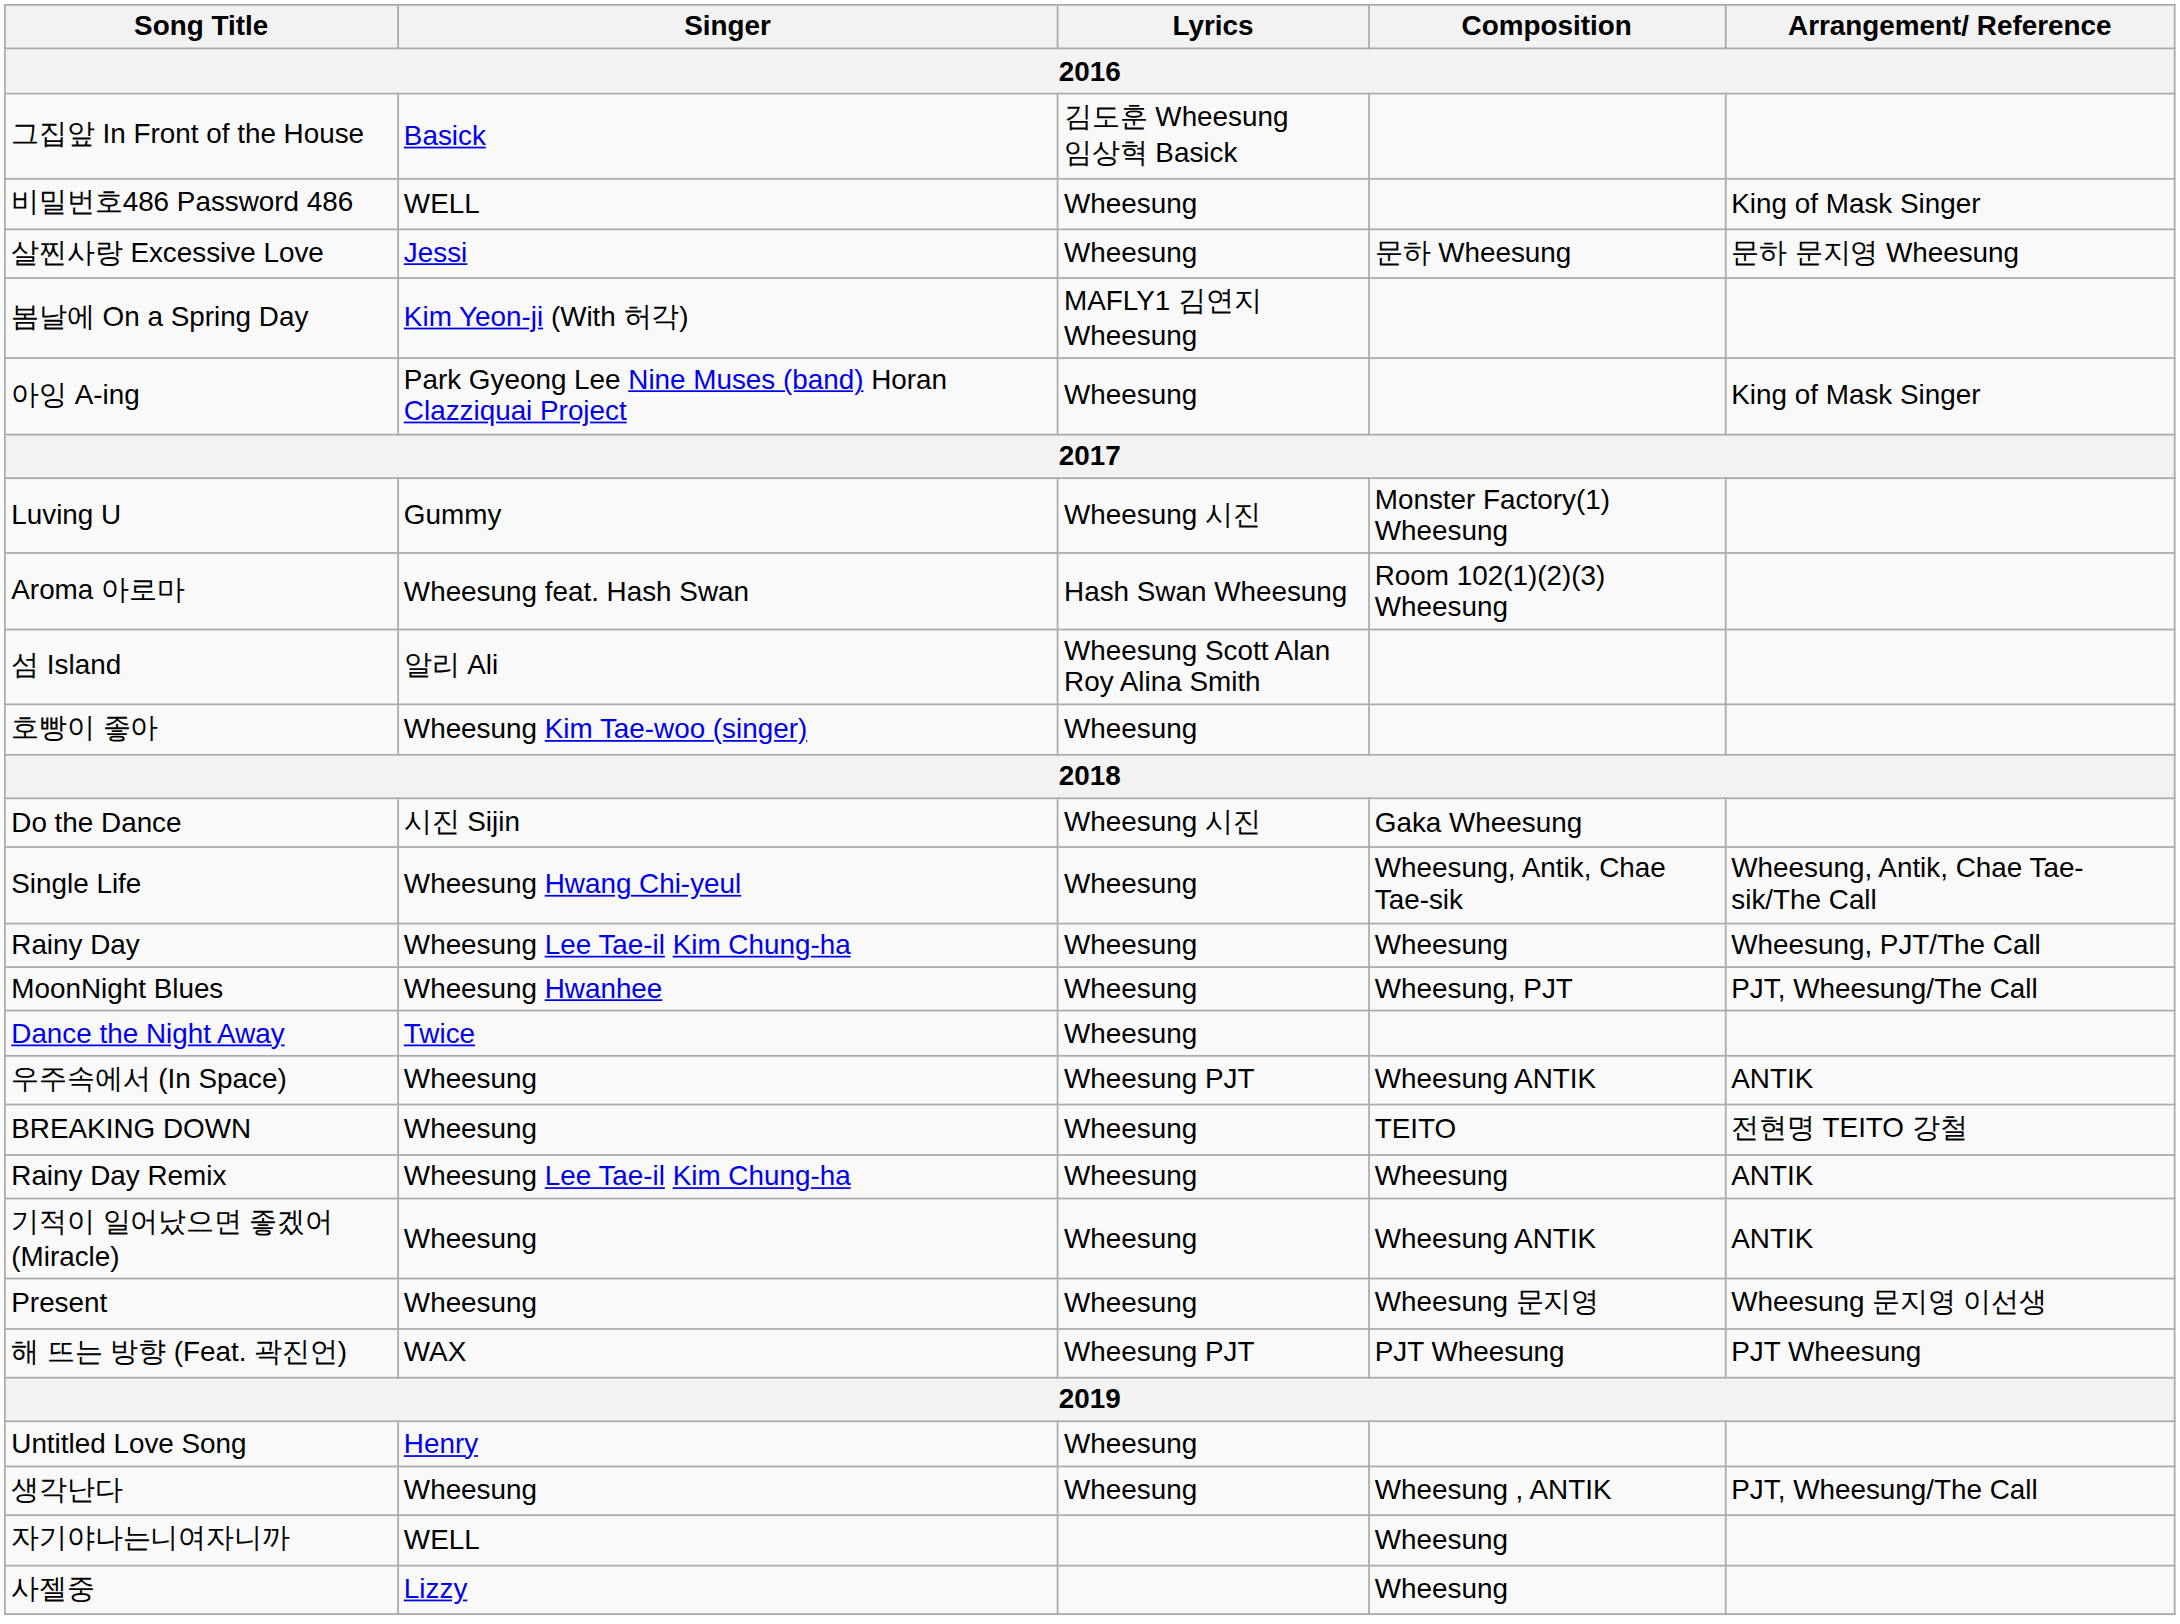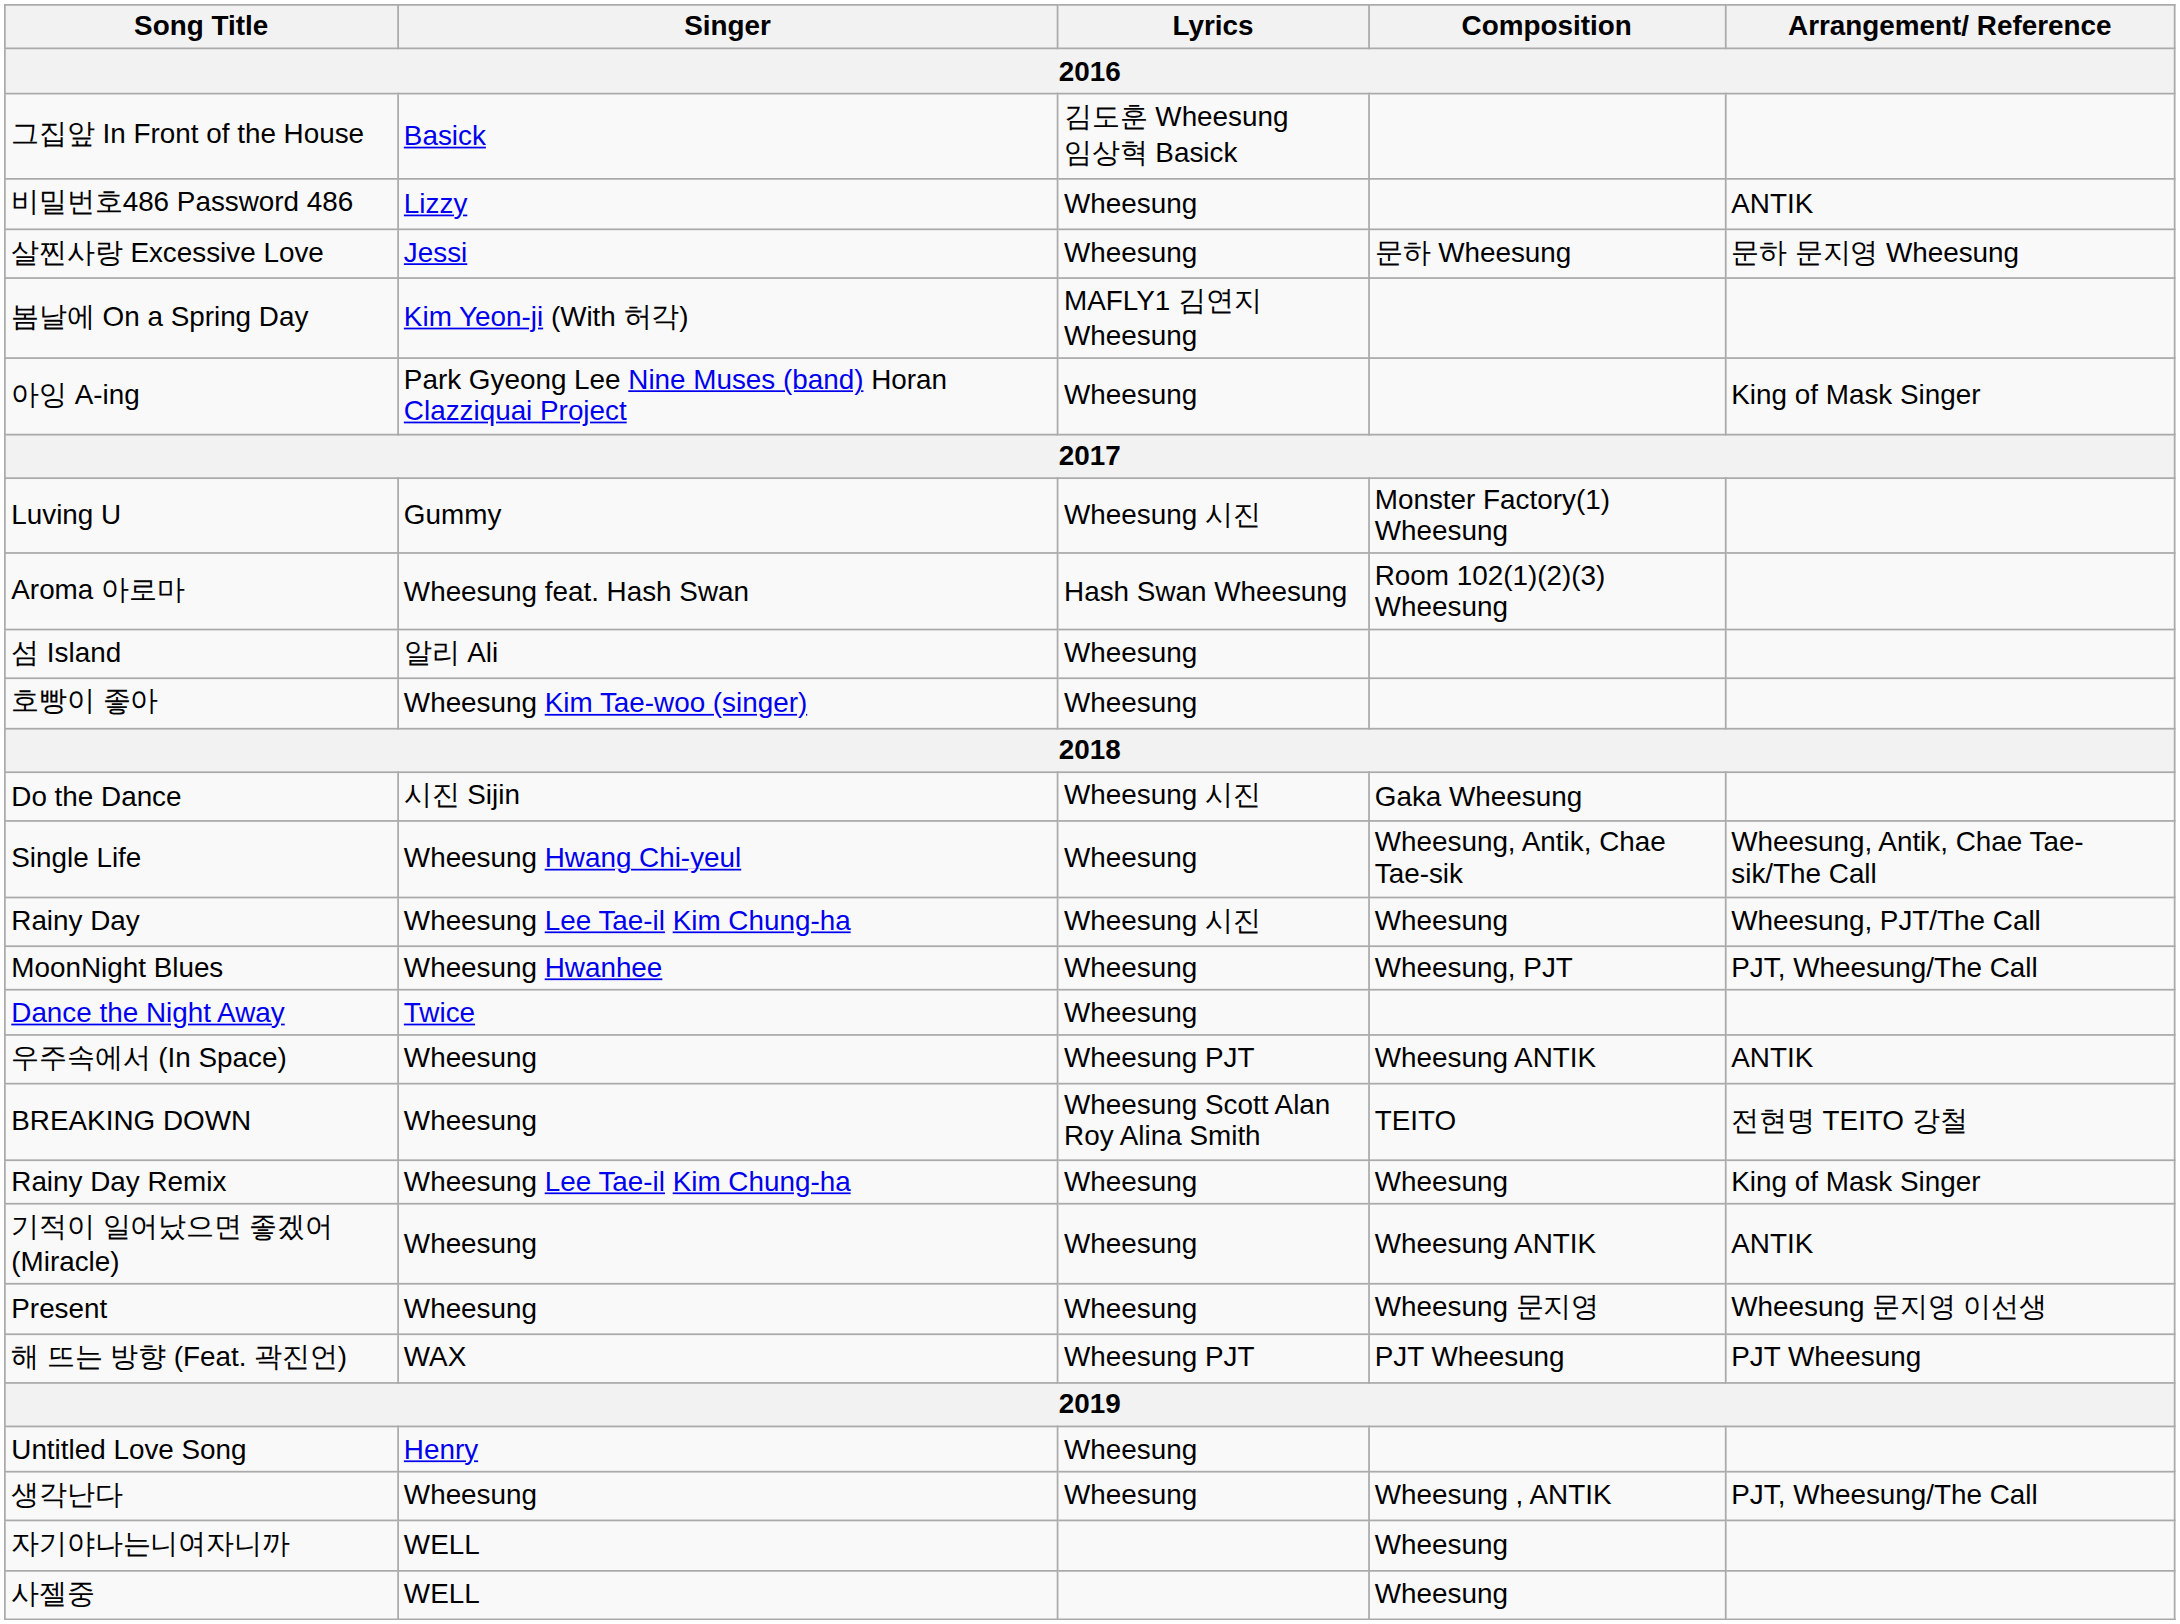(442, 203) WELL -> (436, 203) Lizzy
(1856, 203) King of Mask Singer -> (1772, 203) ANTIK
(1197, 666) Wheesung Scott Alan Roy Alina Smith -> (1131, 653) Wheesung
(1131, 944) Wheesung -> (1162, 920) Wheesung 시진
(1131, 1129) Wheesung -> (1197, 1121) Wheesung Scott Alan Roy Alina Smith
(1772, 1175) ANTIK -> (1856, 1181) King of Mask Singer
(436, 1589) Lizzy -> (442, 1594) WELL
